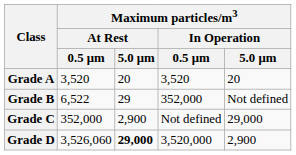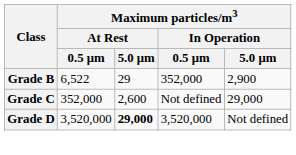- row: (31, 79)
(258, 99) Not defined -> (242, 79) 2,900
(132, 119) 2,900 -> (132, 99) 2,600
(86, 139) 3,526,060 -> (86, 119) 3,520,000
(242, 139) 2,900 -> (258, 119) Not defined
